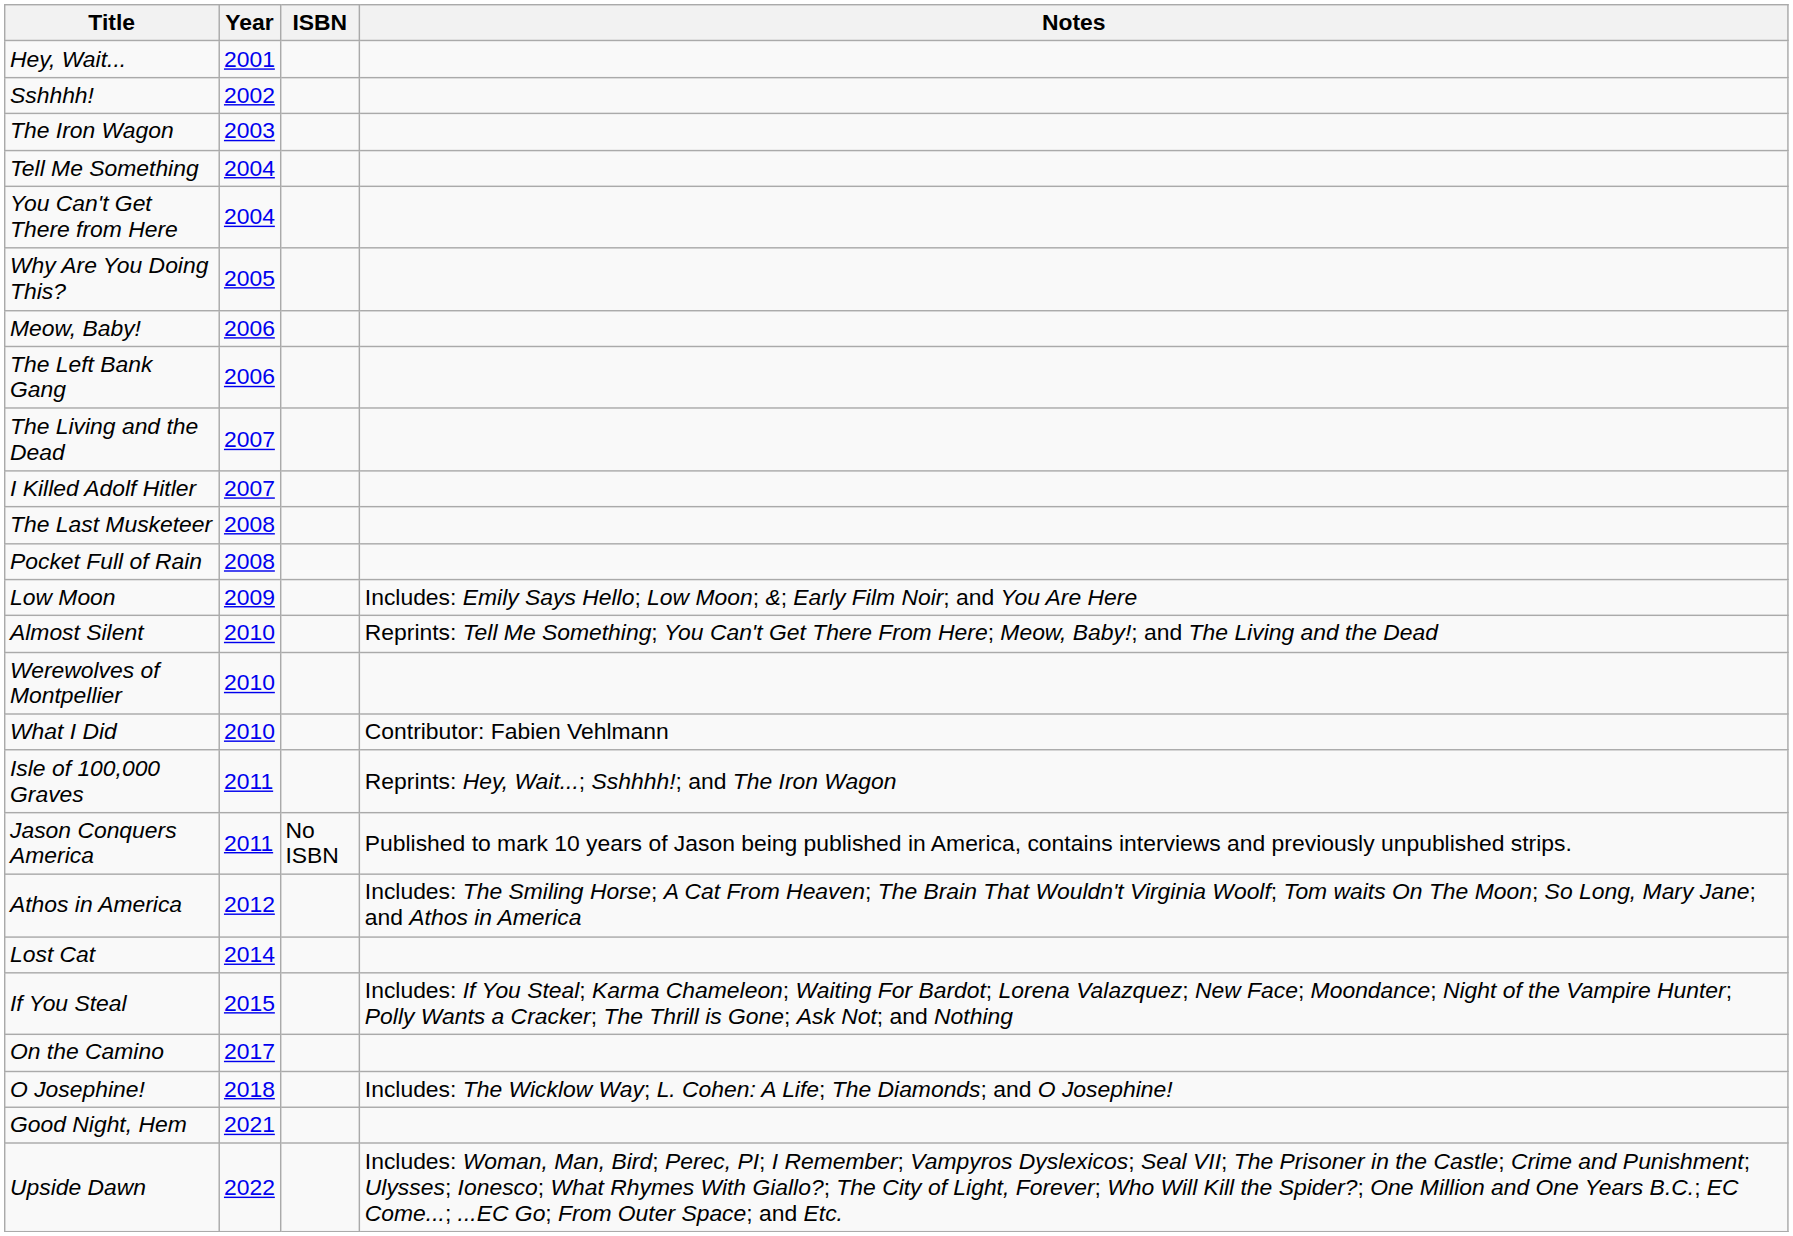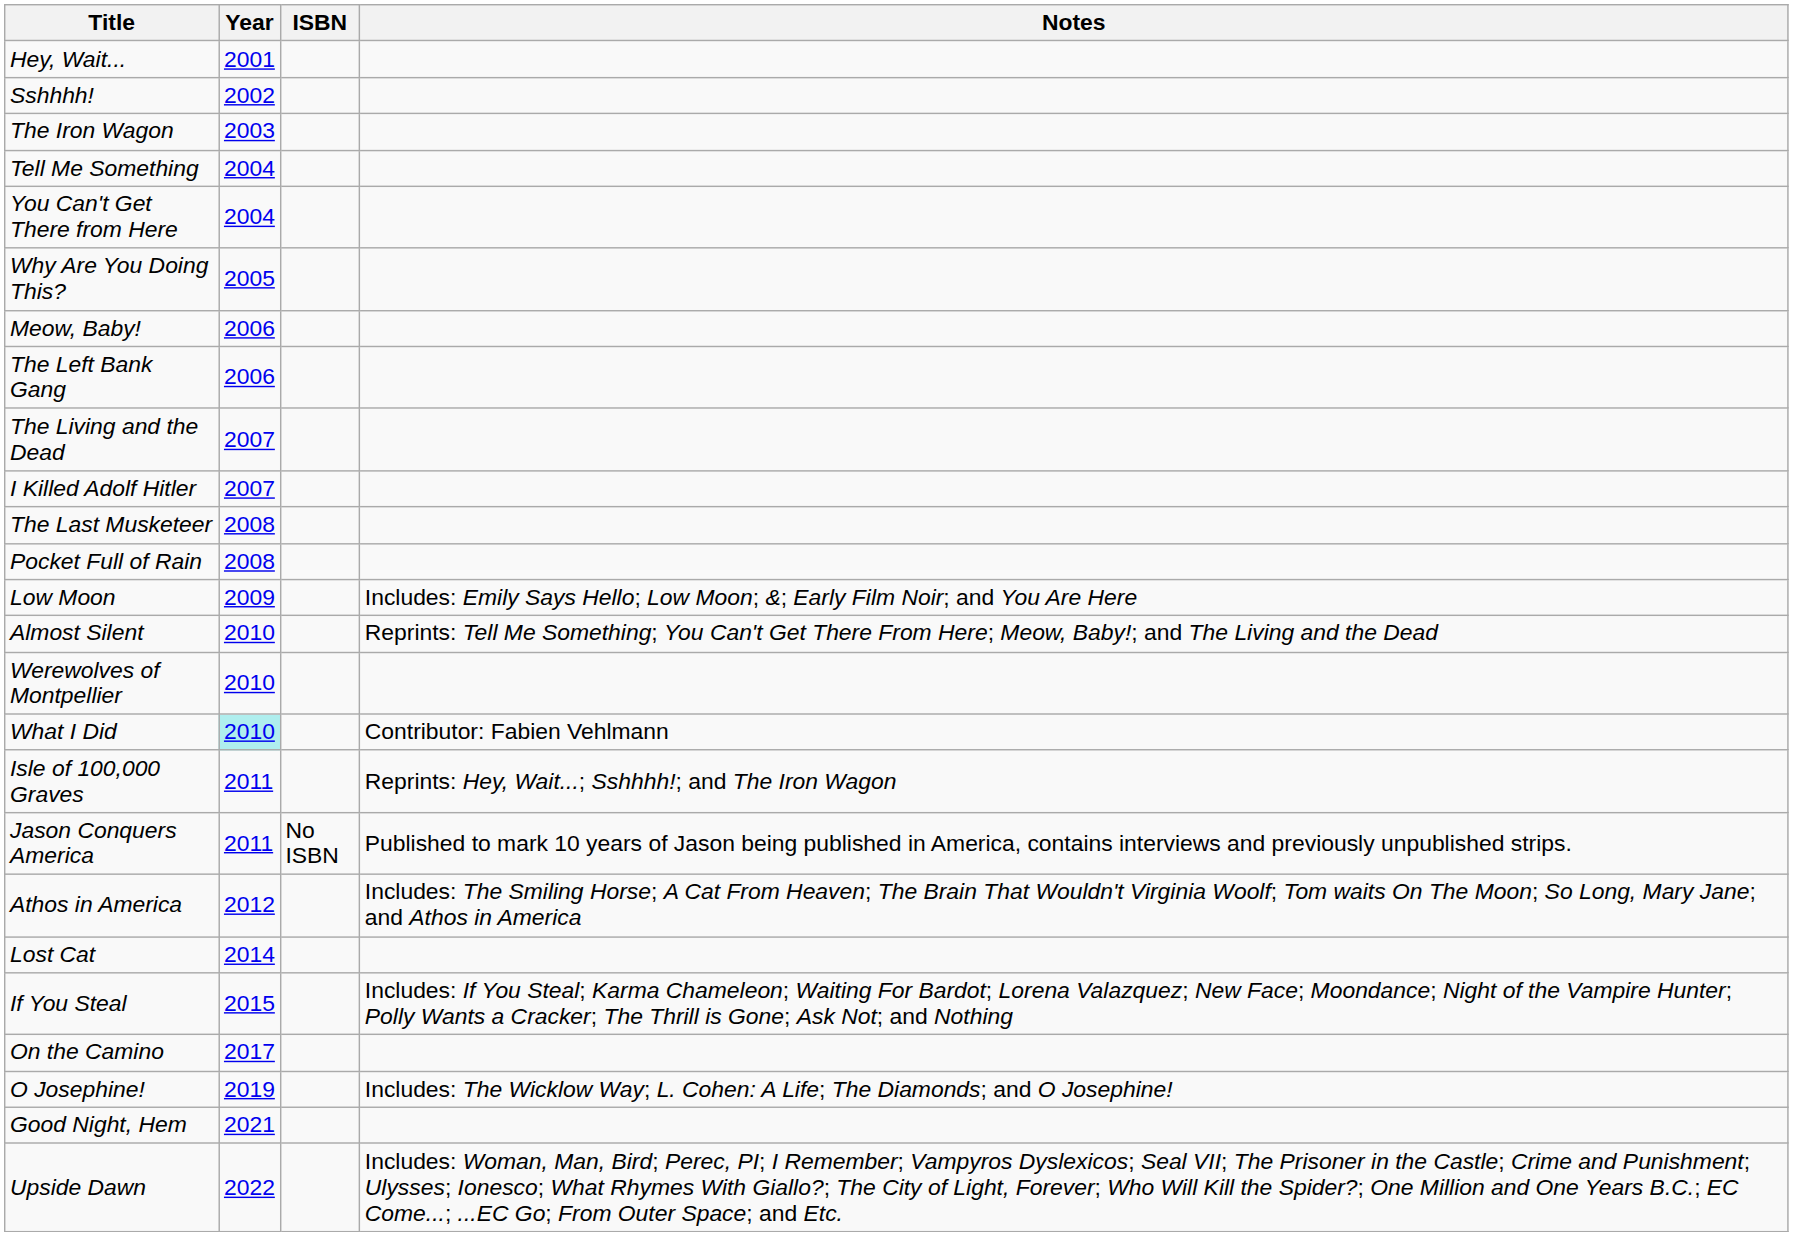(249, 731) no background -> (249, 731) paleturquoise background
(249, 1088) 2018 -> (249, 1088) 2019
